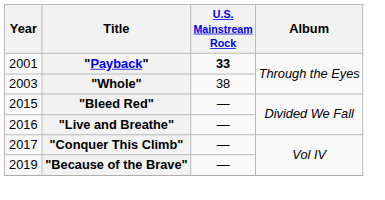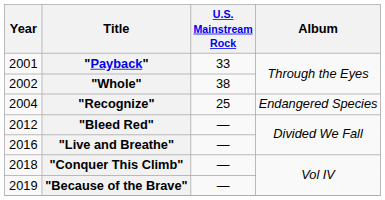(223, 63) bold -> (223, 63) normal
(23, 84) 2003 -> (23, 84) 2002
+ row: (116, 104)
(23, 104) 2015 -> (23, 124) 2012
(23, 144) 2017 -> (23, 165) 2018
